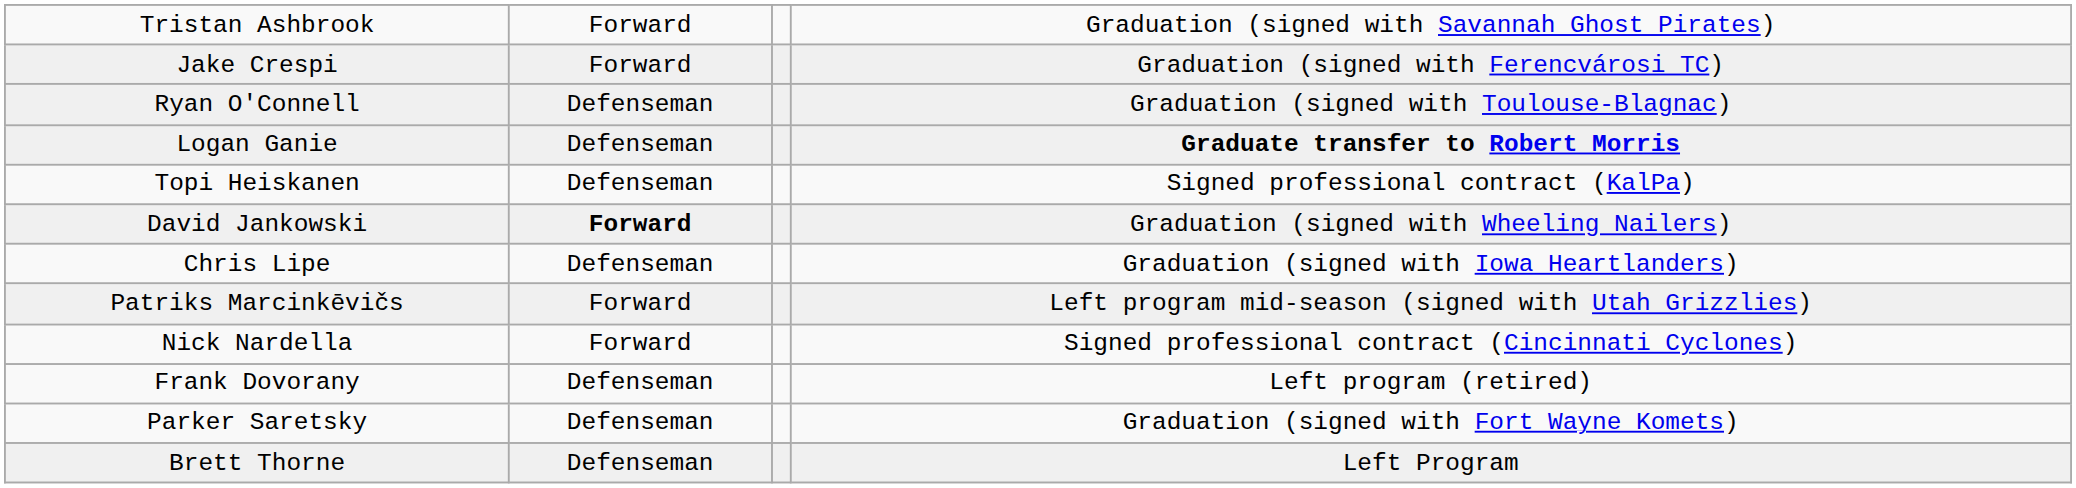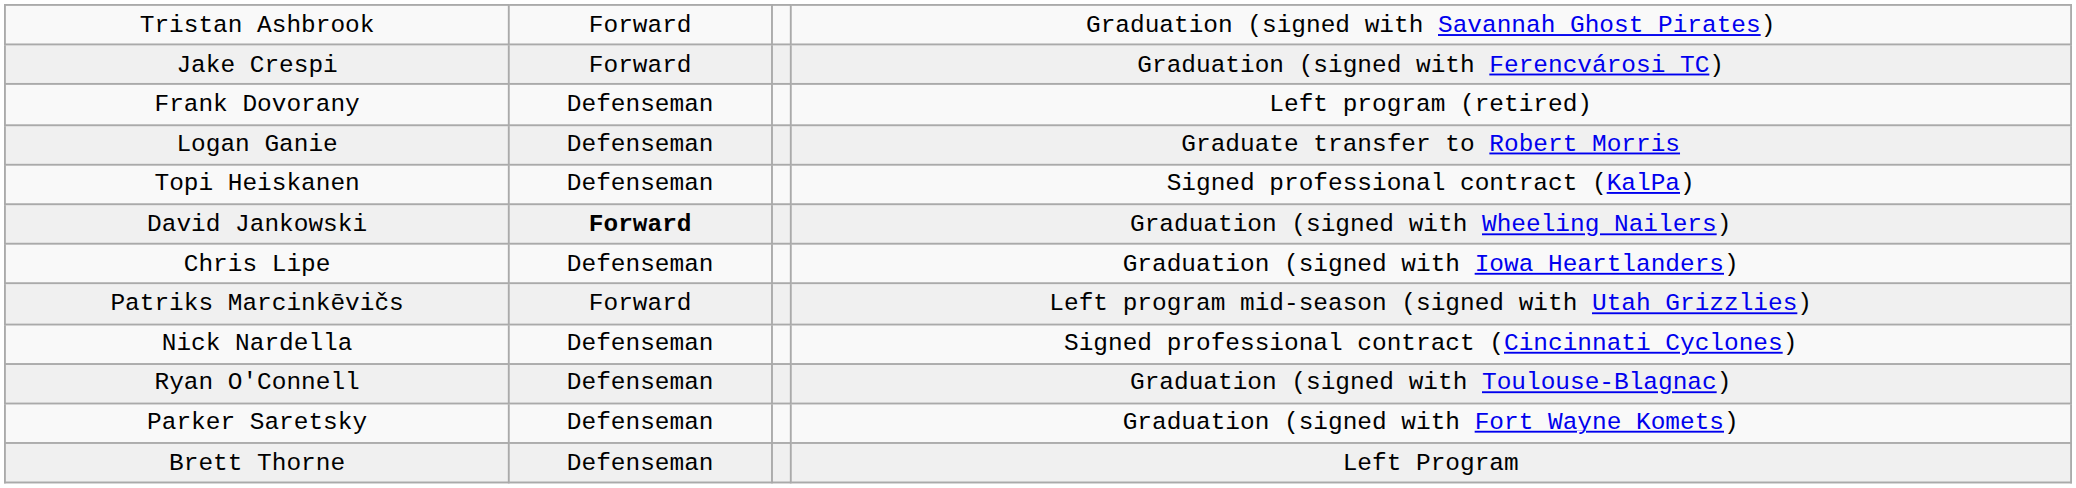rows swapped: (257, 383) <-> (257, 105)
(1431, 144) bold -> (1431, 144) normal
(640, 344) Forward -> (640, 344) Defenseman
